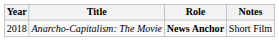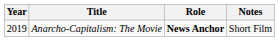(17, 28) 2018 -> (17, 28) 2019
